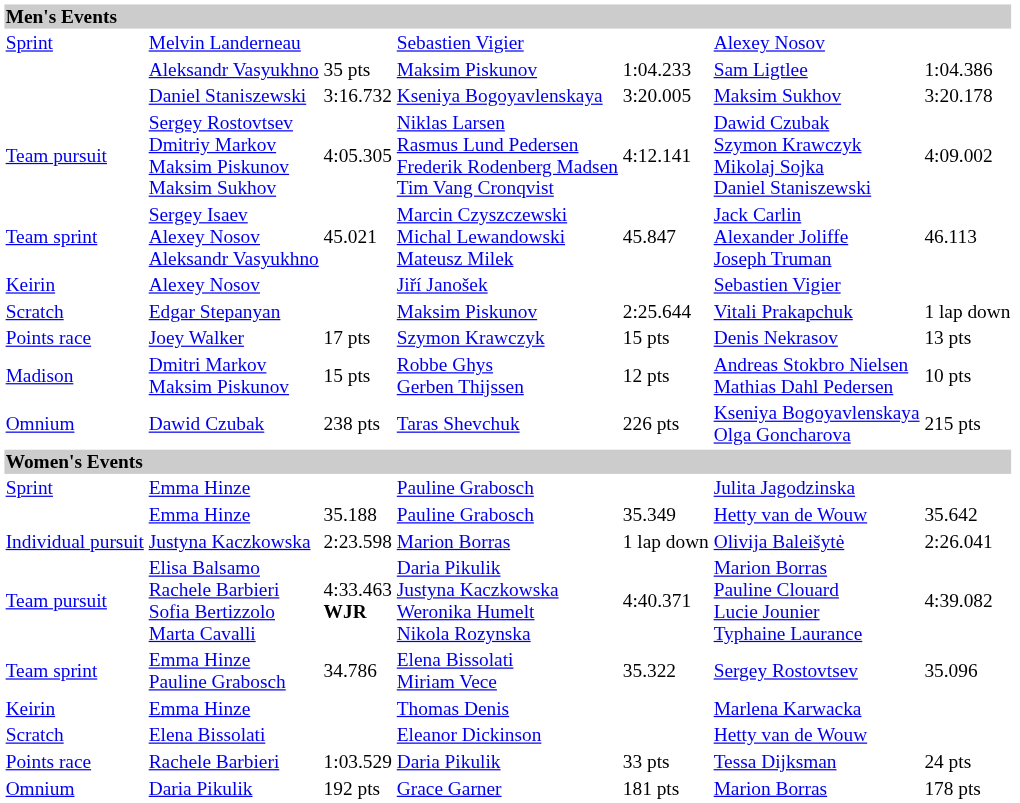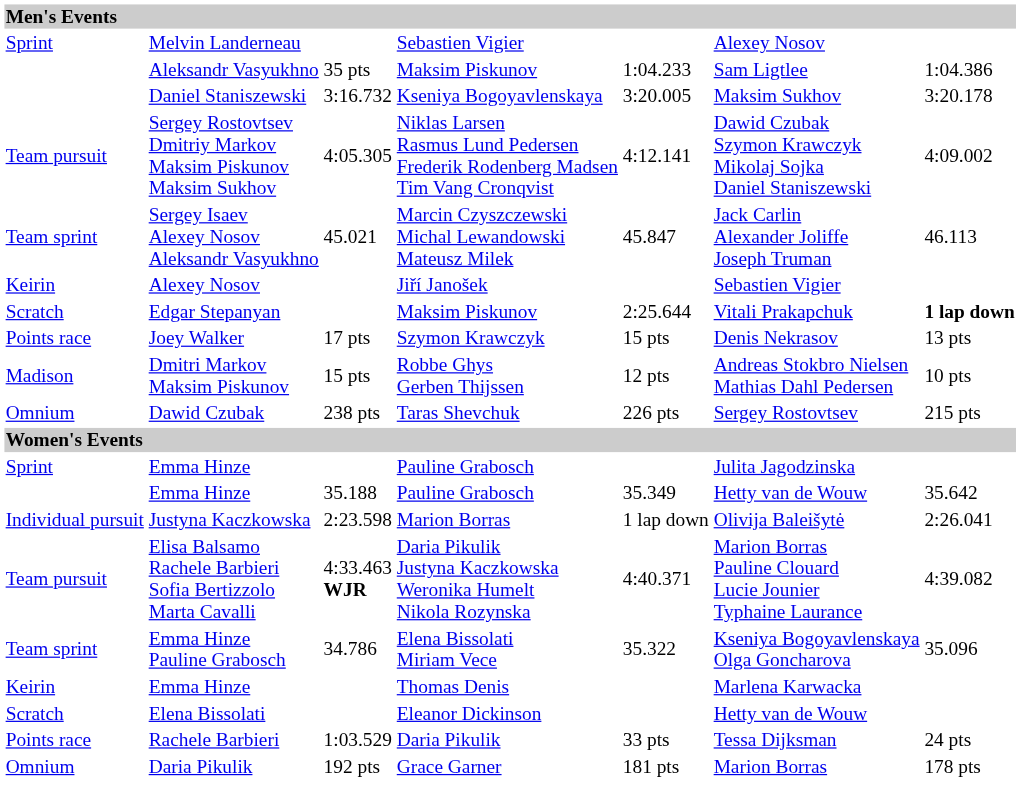(967, 311) normal -> (970, 311) bold
(817, 424) Kseniya Bogoyavlenskaya Olga Goncharova -> (786, 413) Sergey Rostovtsev
(786, 671) Sergey Rostovtsev -> (817, 649) Kseniya Bogoyavlenskaya Olga Goncharova
